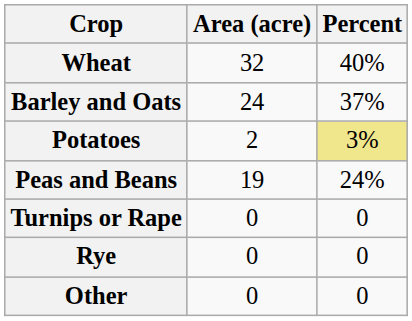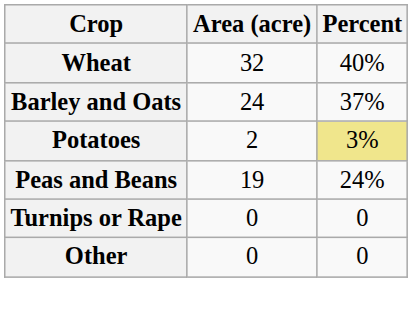- row: (96, 256)
